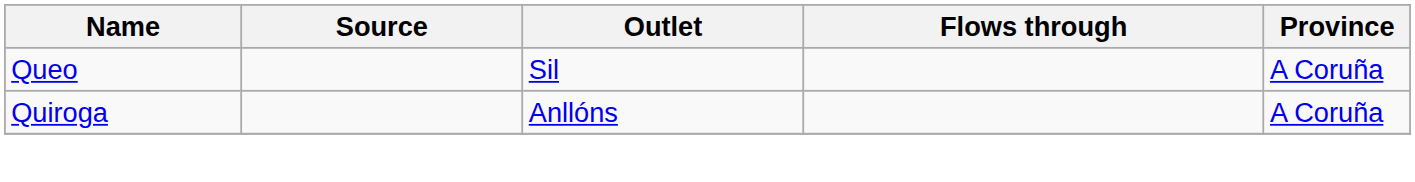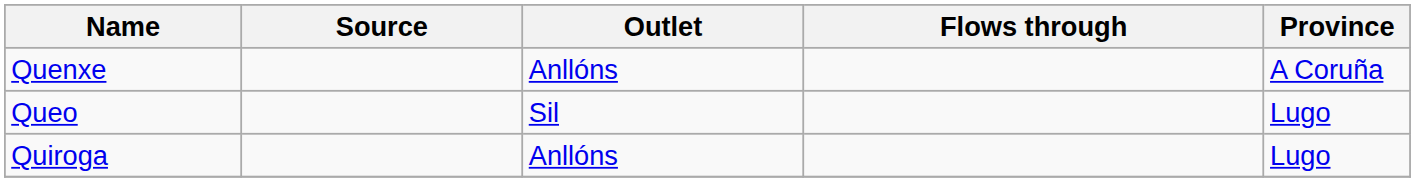+ row: (59, 70)
(1327, 70) A Coruña -> (1300, 113) Lugo
(1327, 113) A Coruña -> (1300, 156) Lugo
